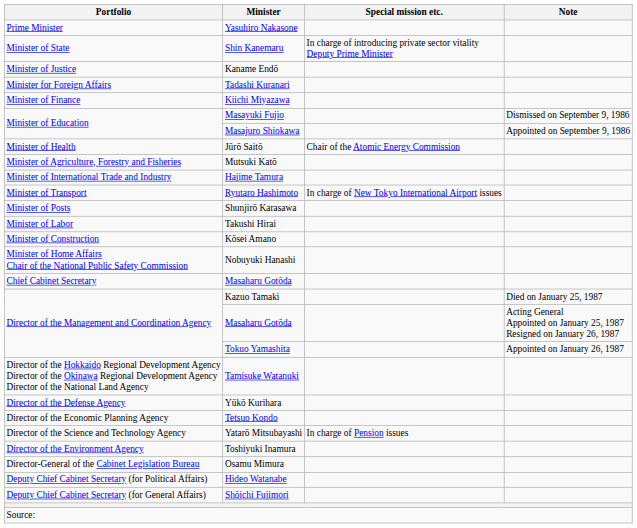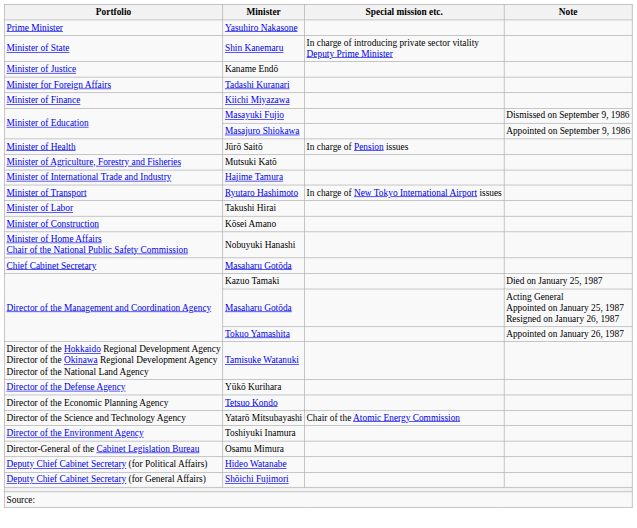(383, 147) Chair of the Atomic Energy Commission -> (357, 147) In charge of Pension issues
- row: (38, 208)
(357, 433) In charge of Pension issues -> (383, 418) Chair of the Atomic Energy Commission
